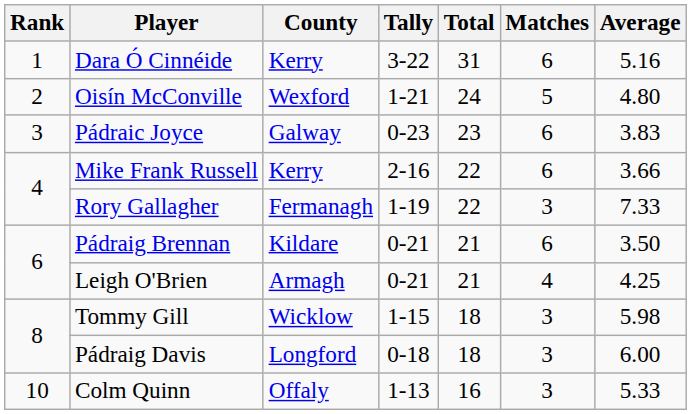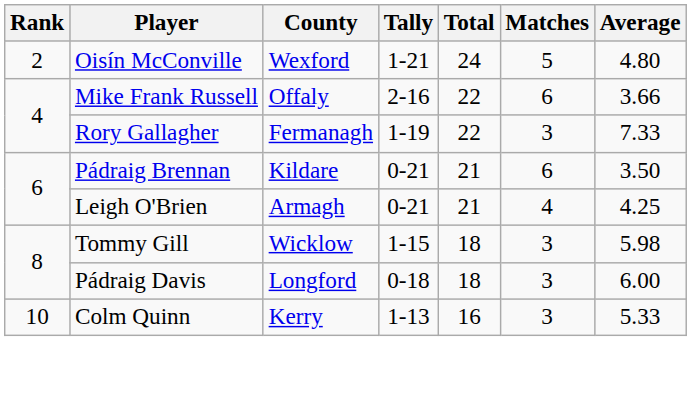- row: (154, 59)
- row: (139, 133)
(296, 170) Kerry -> (299, 96) Offaly
(299, 390) Offaly -> (296, 317) Kerry
